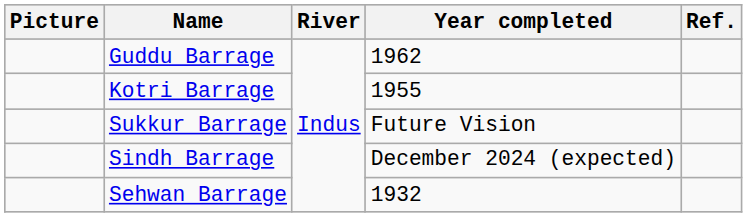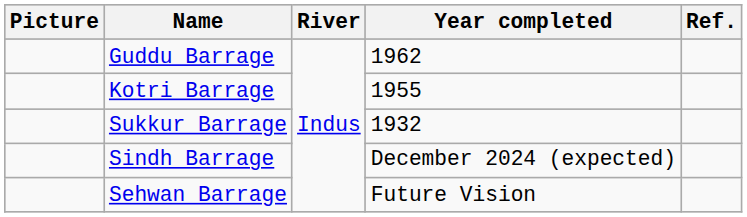(453, 126) Future Vision -> (396, 126) 1932
(396, 195) 1932 -> (453, 195) Future Vision
